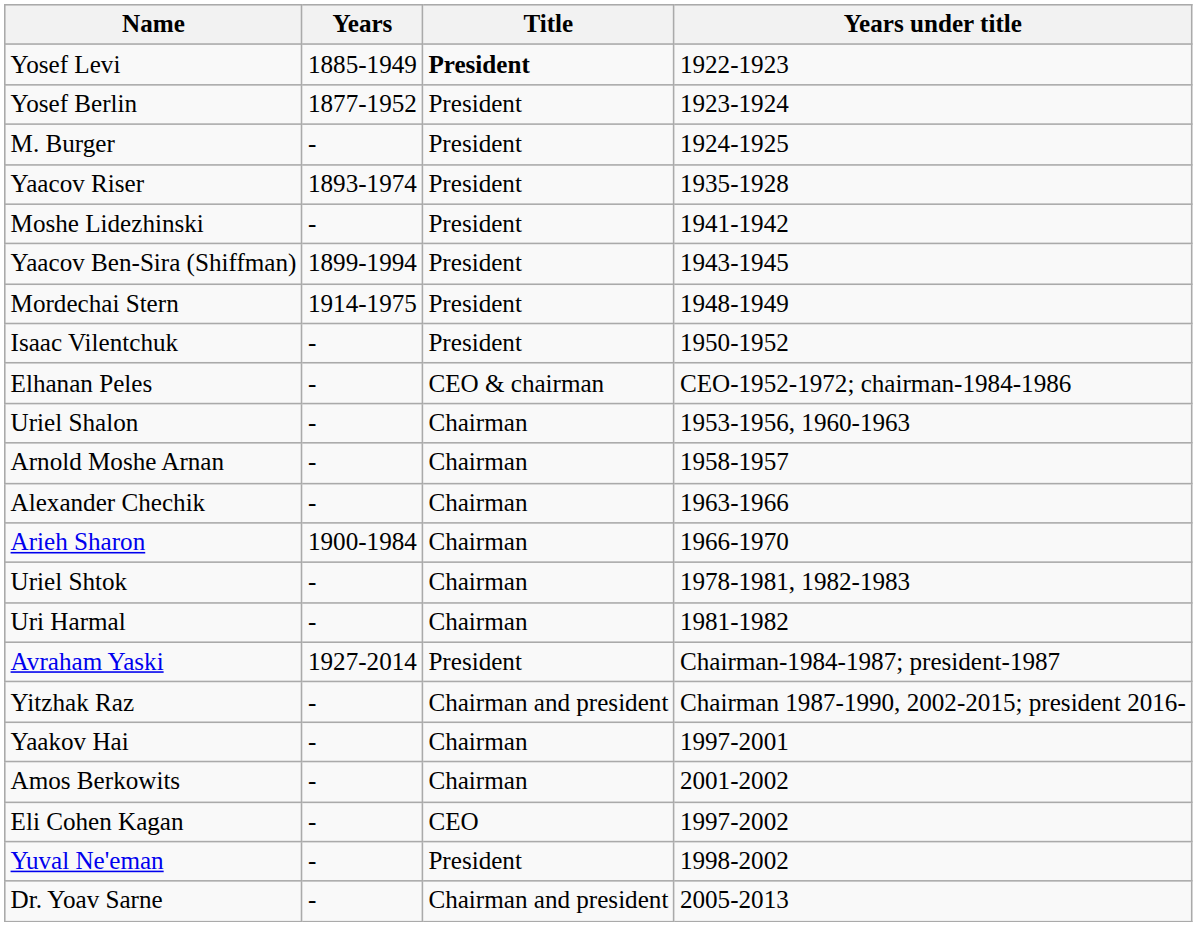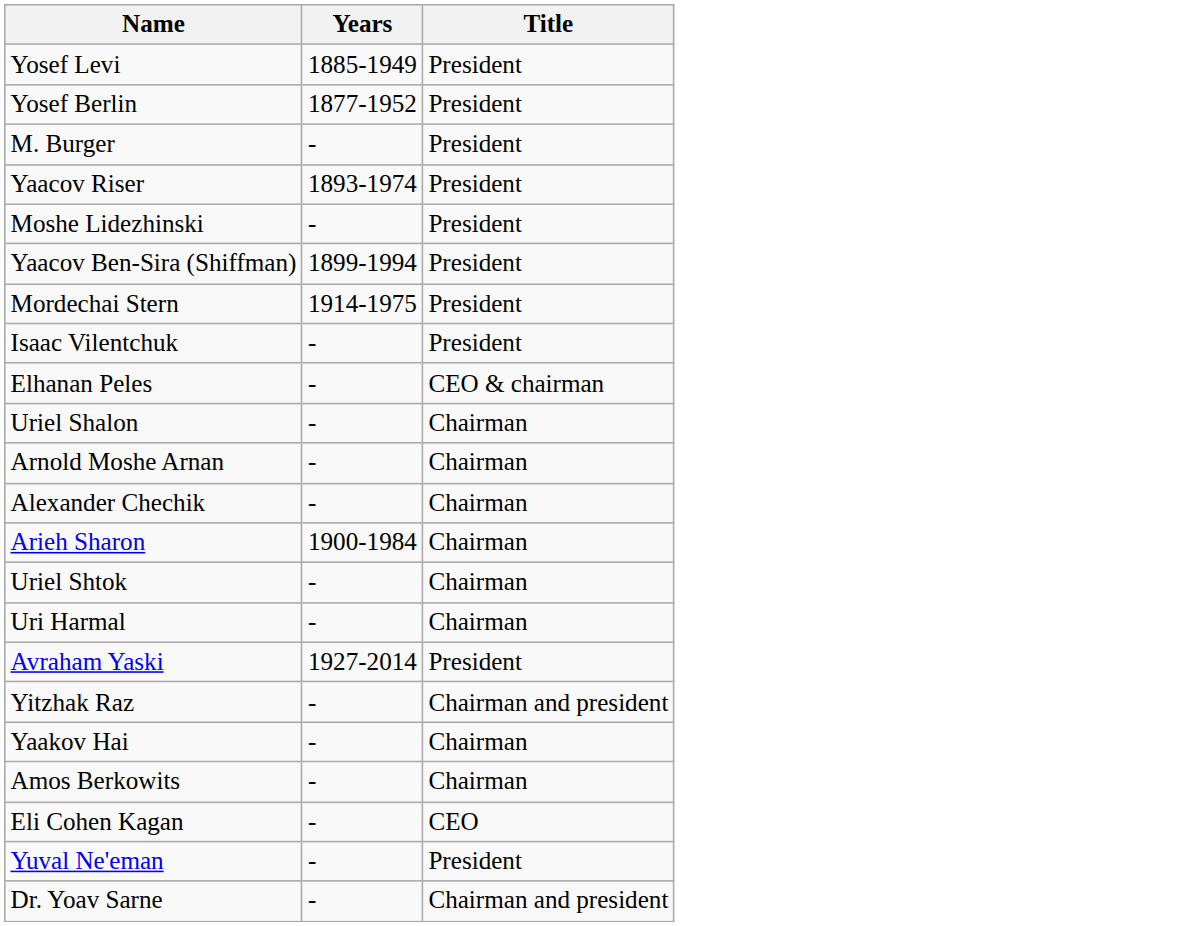- column: (933, 24)
(479, 64) bold -> (475, 64) normal
